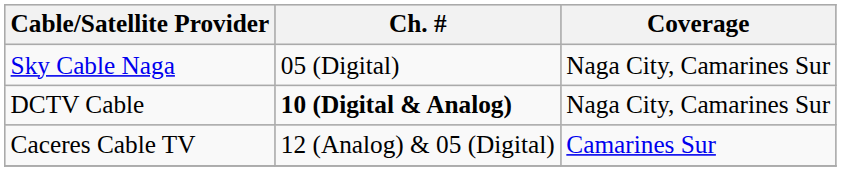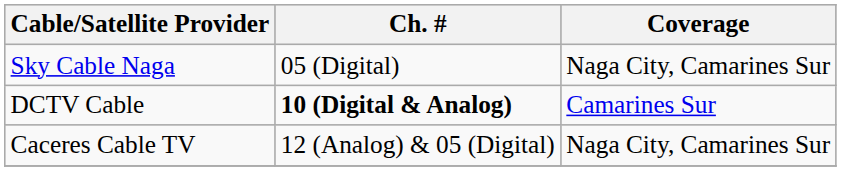(698, 104) Naga City, Camarines Sur -> (641, 104) Camarines Sur
(641, 144) Camarines Sur -> (698, 144) Naga City, Camarines Sur
